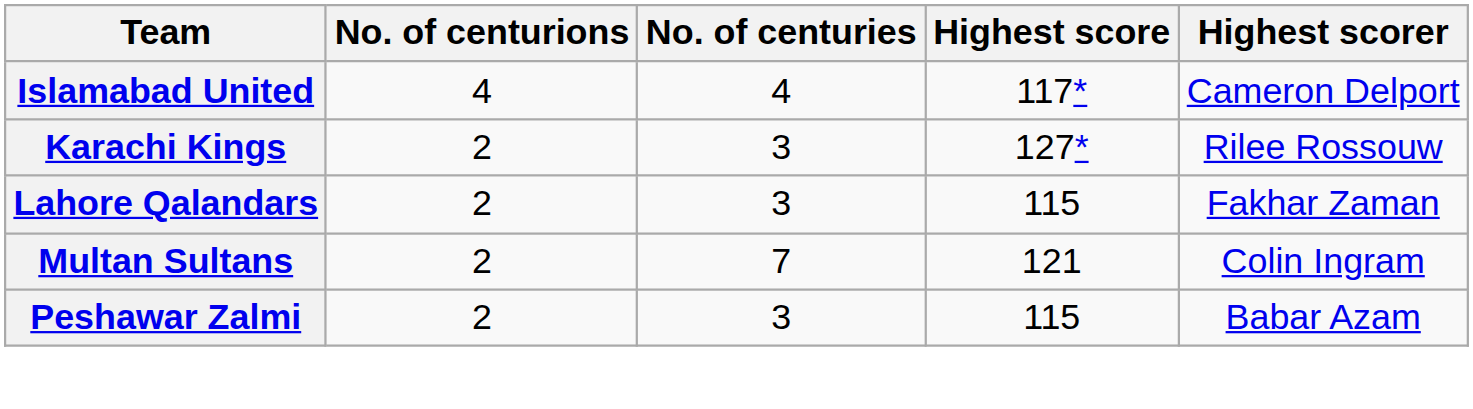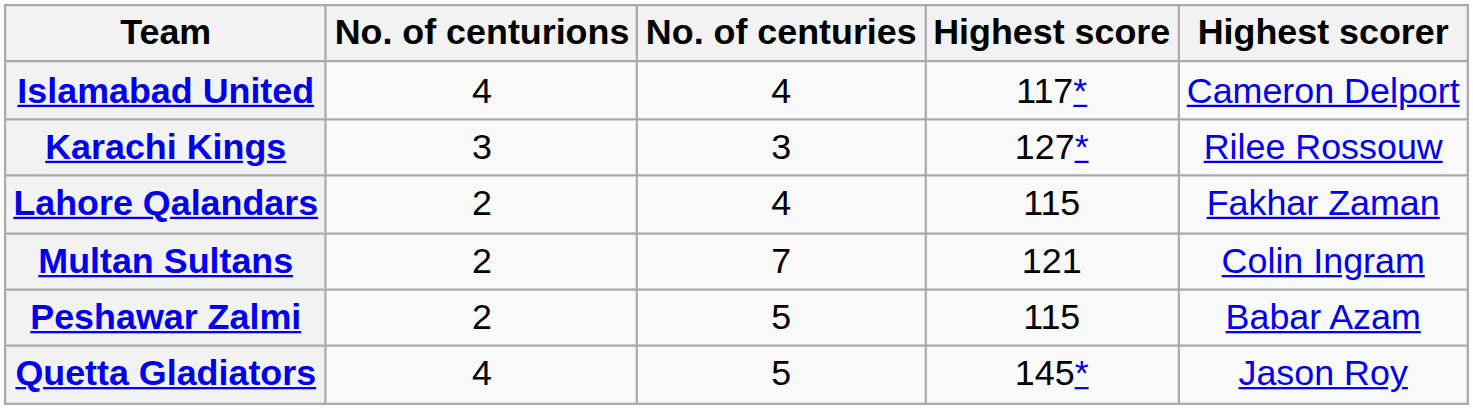(482, 146) 2 -> (482, 146) 3
(781, 203) 3 -> (781, 203) 4
(781, 317) 3 -> (781, 317) 5
+ row: (166, 373)
